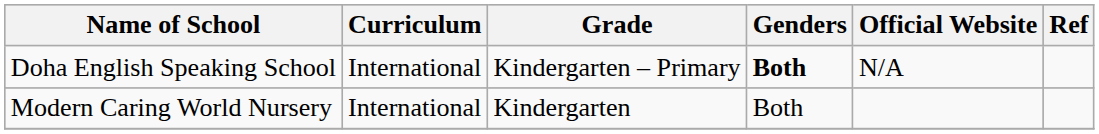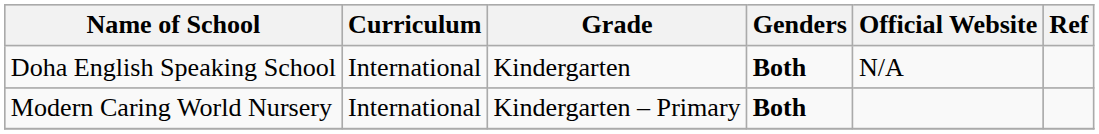(617, 66) Kindergarten – Primary -> (562, 66) Kindergarten
(562, 107) Kindergarten -> (617, 107) Kindergarten – Primary
(778, 107) normal -> (779, 107) bold
